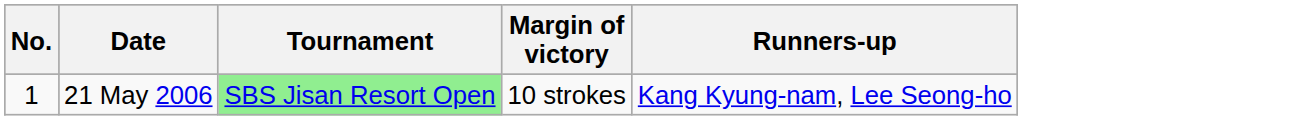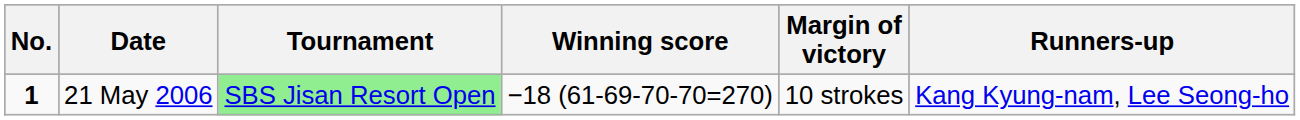+ column: (640, 40)
(31, 95) normal -> (31, 95) bold
